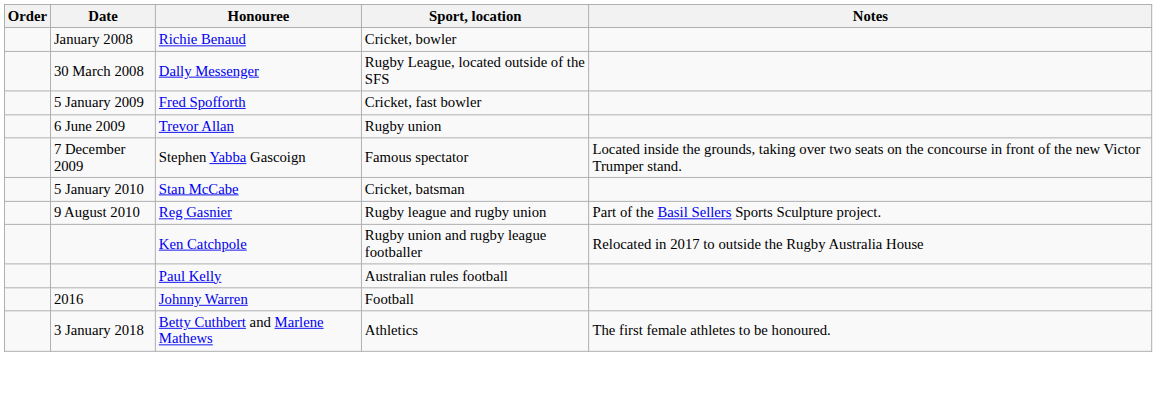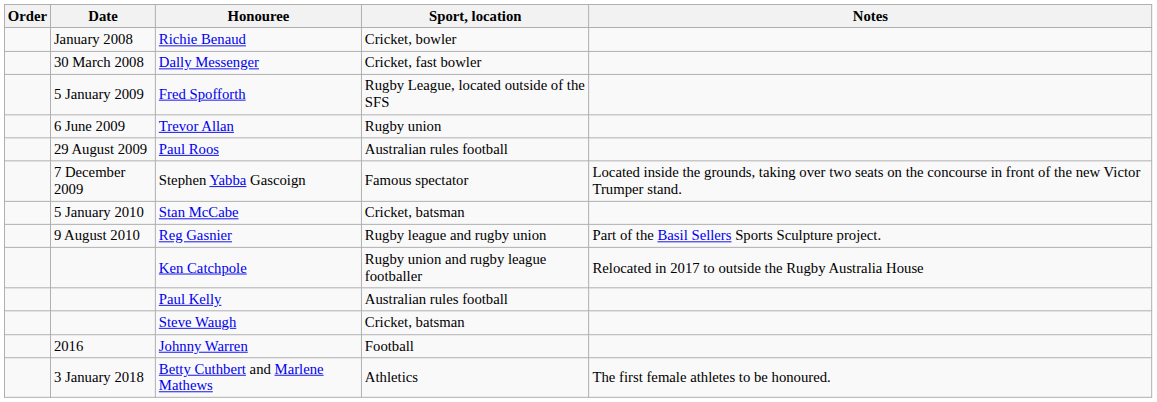(475, 71) Rugby League, located outside of the SFS -> (423, 62) Cricket, fast bowler
(423, 102) Cricket, fast bowler -> (475, 94) Rugby League, located outside of the SFS
+ row: (189, 149)
+ row: (198, 322)
